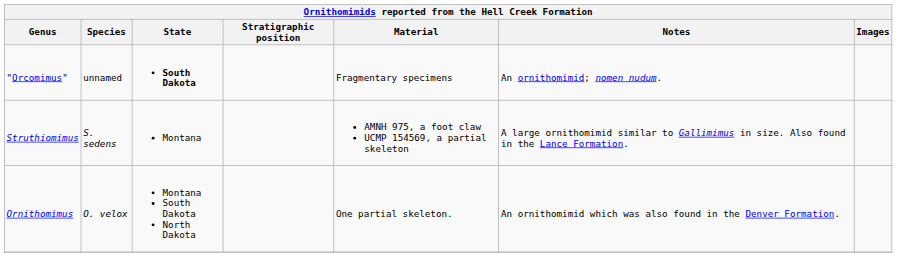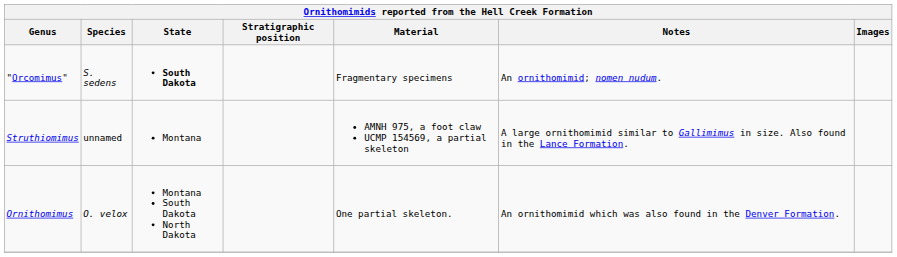(103, 78) unnamed -> (100, 78) S. sedens
(100, 138) S. sedens -> (103, 138) unnamed
